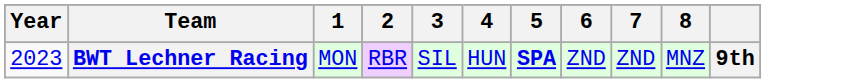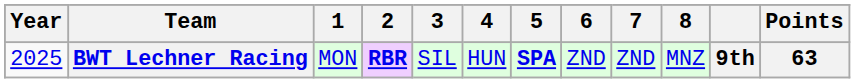+ column: (804, 23)
(36, 59) 2023 -> (36, 59) 2025
(387, 59) normal -> (387, 59) bold
